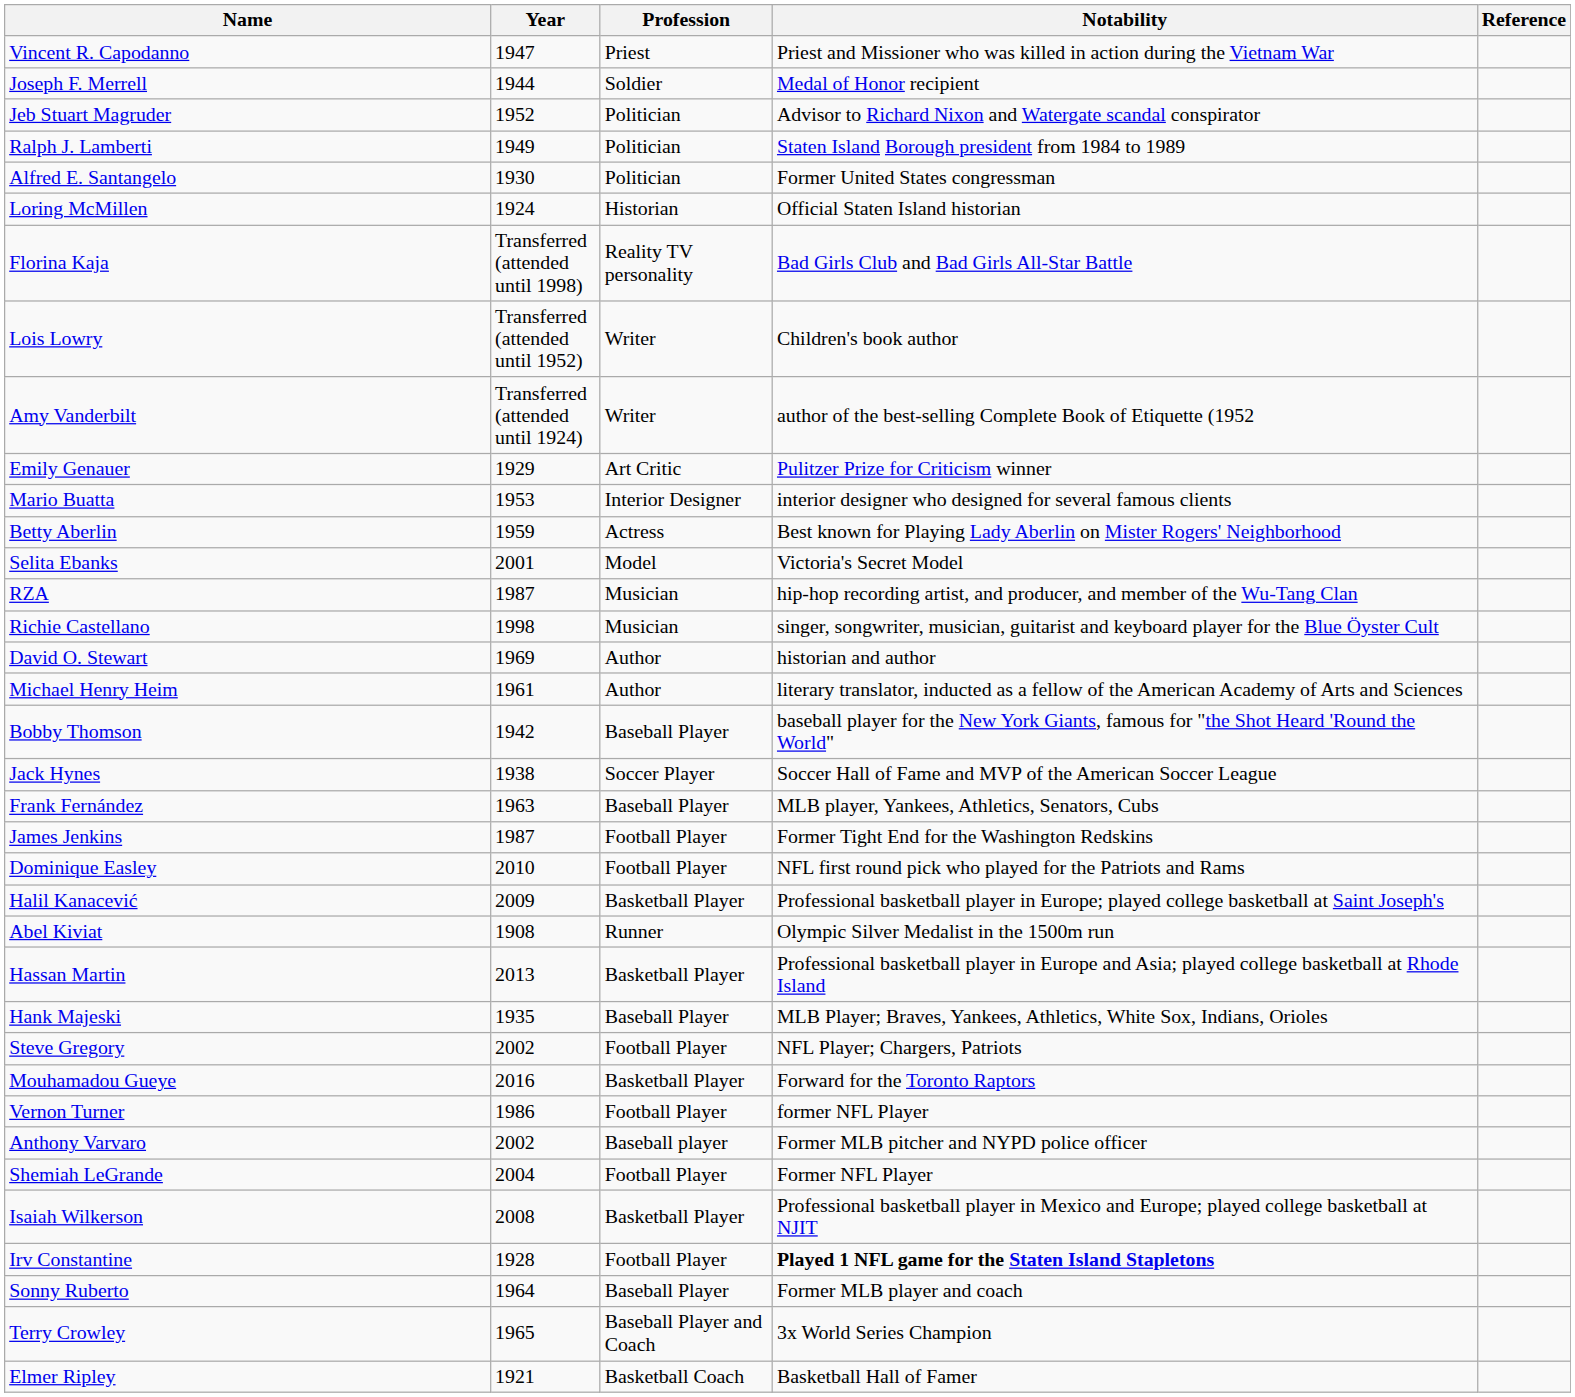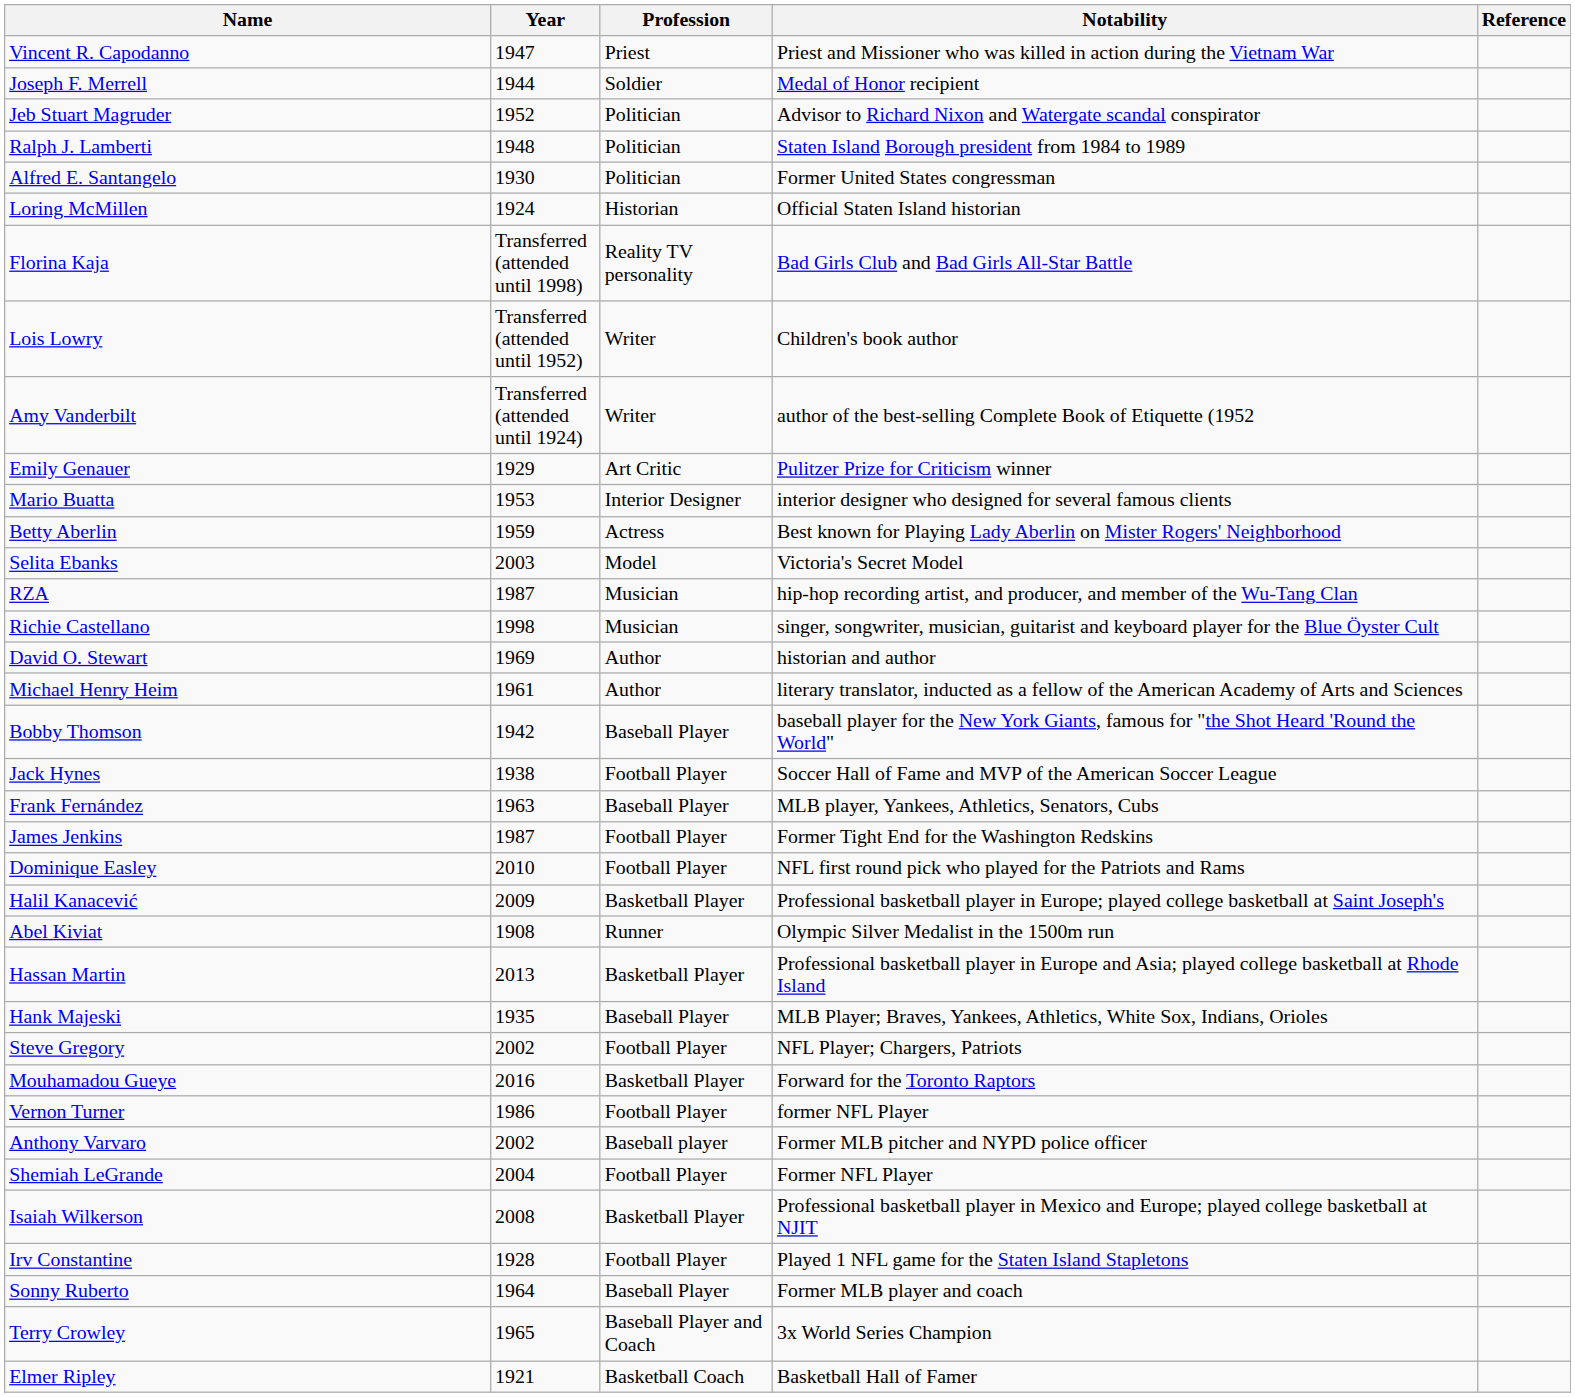(515, 146) 1949 -> (515, 146) 1948
(515, 563) 2001 -> (515, 563) 2003
(660, 774) Soccer Player -> (666, 774) Football Player
(996, 1259) bold -> (983, 1259) normal
